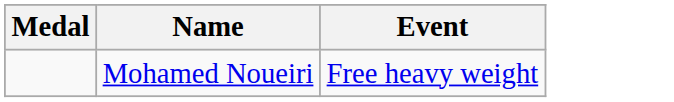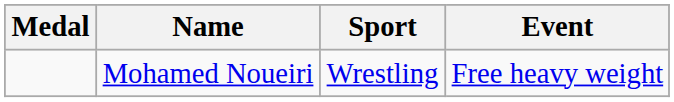+ column: (383, 27)
